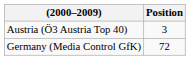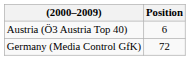(164, 30) 3 -> (164, 30) 6
